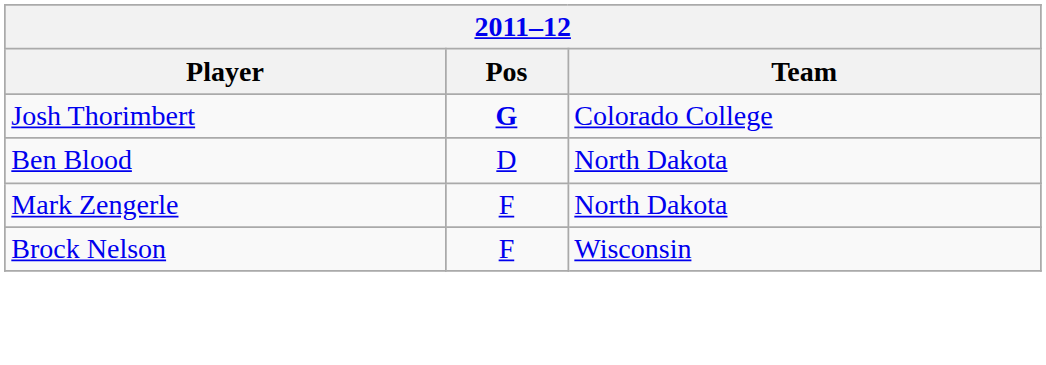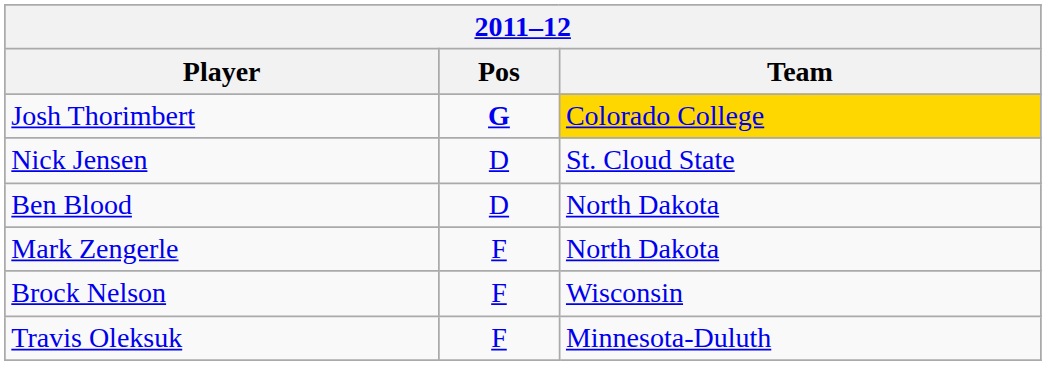(673, 115) no background -> (665, 115) gold background
+ row: (79, 159)
+ row: (97, 337)
